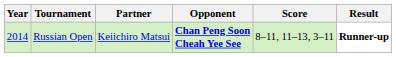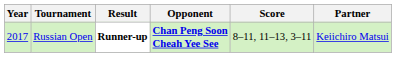columns swapped: (134, 13) <-> (364, 13)
(18, 37) 2014 -> (18, 37) 2017
